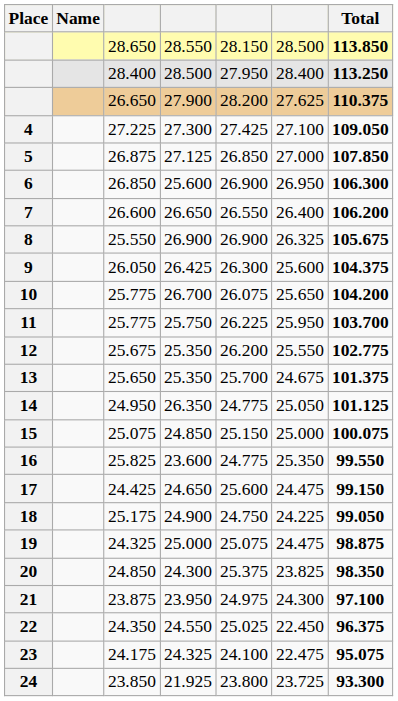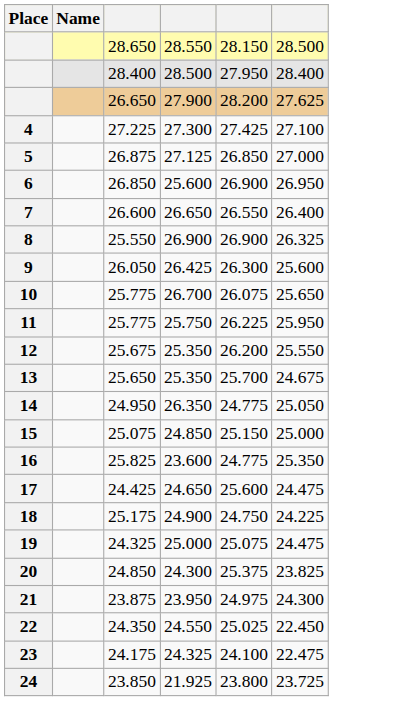- column: (360, 18)
